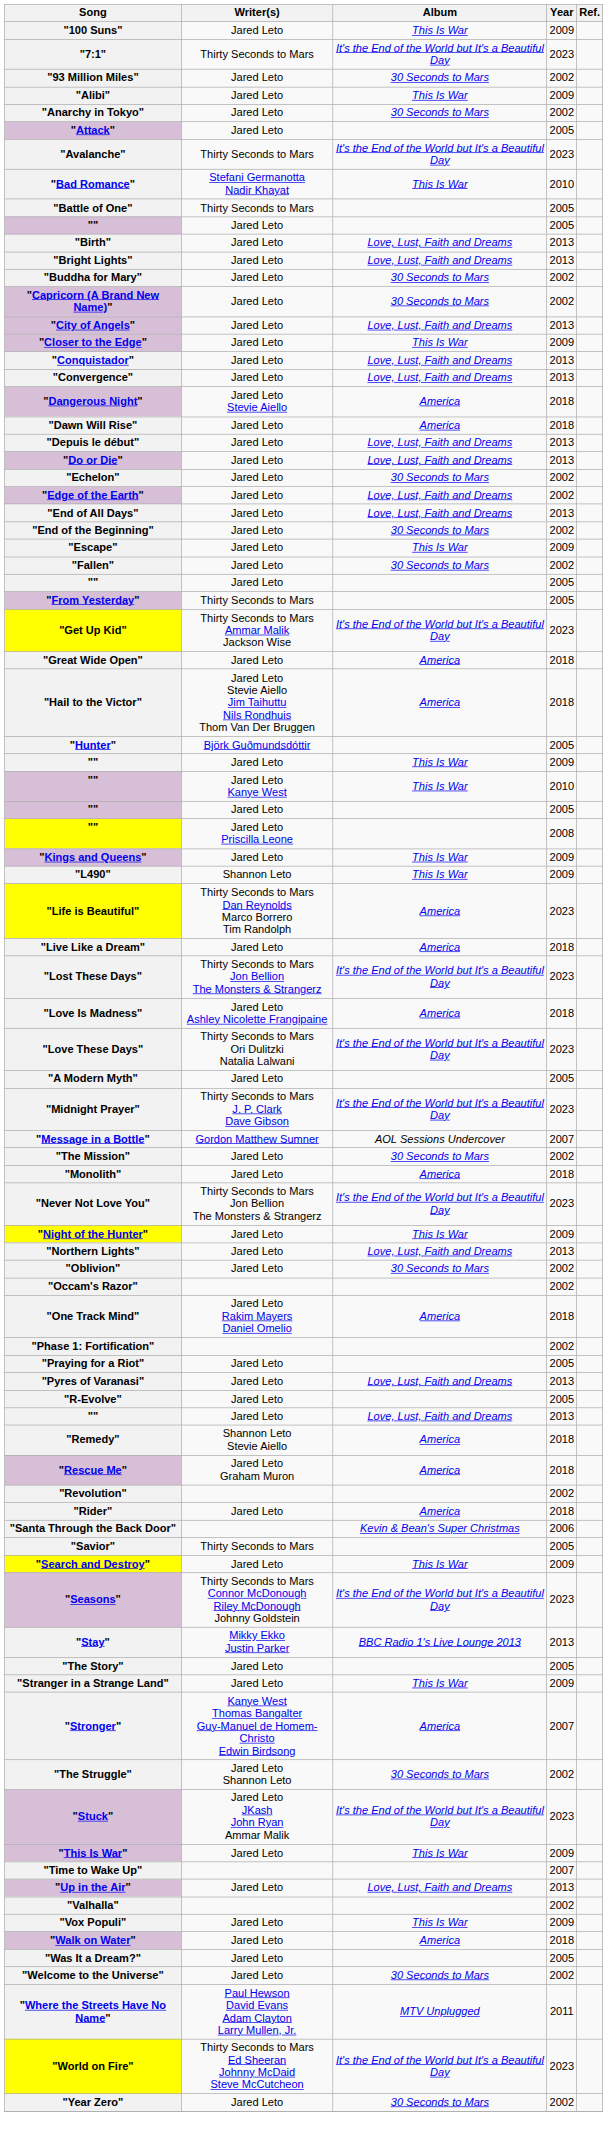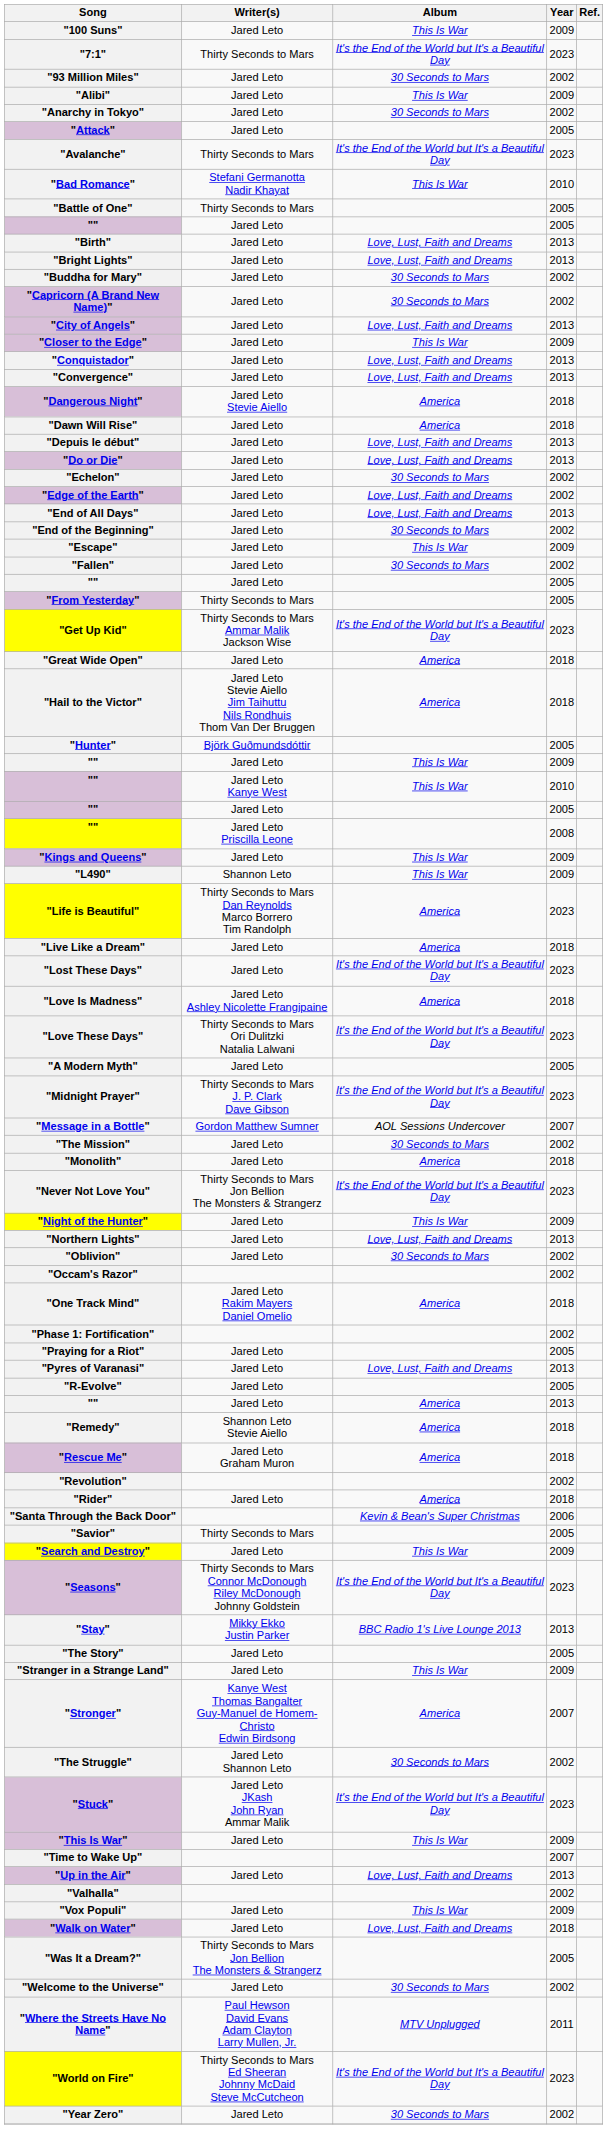(257, 977) Thirty Seconds to Mars Jon Bellion The Monsters & Strangerz -> (257, 971) Jared Leto
(440, 1416) Love, Lust, Faith and Dreams -> (440, 1404) America
(440, 1940) America -> (440, 1928) Love, Lust, Faith and Dreams
(257, 1958) Jared Leto -> (257, 1958) Thirty Seconds to Mars Jon Bellion The Monsters & Strangerz
